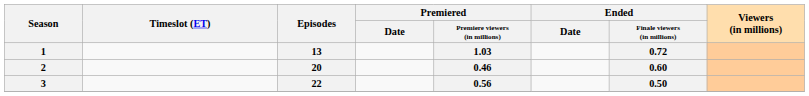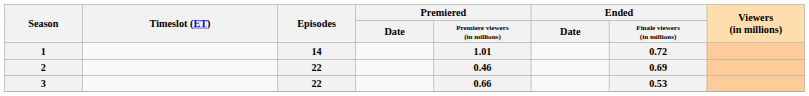(317, 51) 13 -> (317, 51) 14
(482, 51) 1.03 -> (482, 51) 1.01
(317, 67) 20 -> (317, 67) 22
(658, 67) 0.60 -> (658, 67) 0.69
(482, 83) 0.56 -> (482, 83) 0.66
(658, 83) 0.50 -> (658, 83) 0.53
